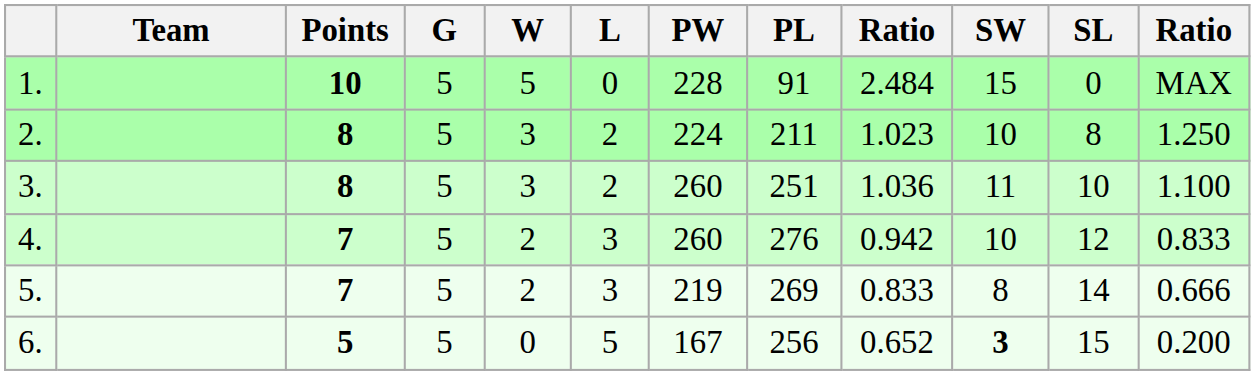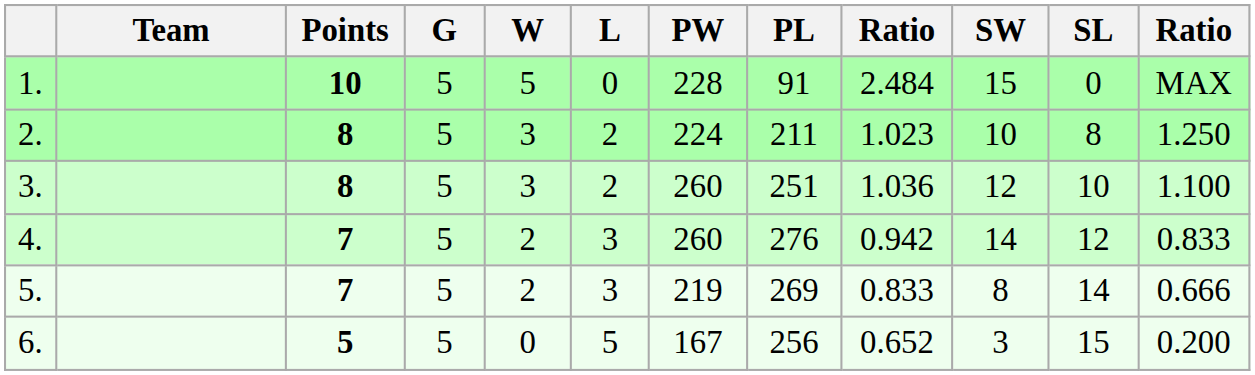(1000, 186) 11 -> (1000, 186) 12
(1000, 238) 10 -> (1000, 238) 14
(1000, 342) bold -> (1000, 342) normal
